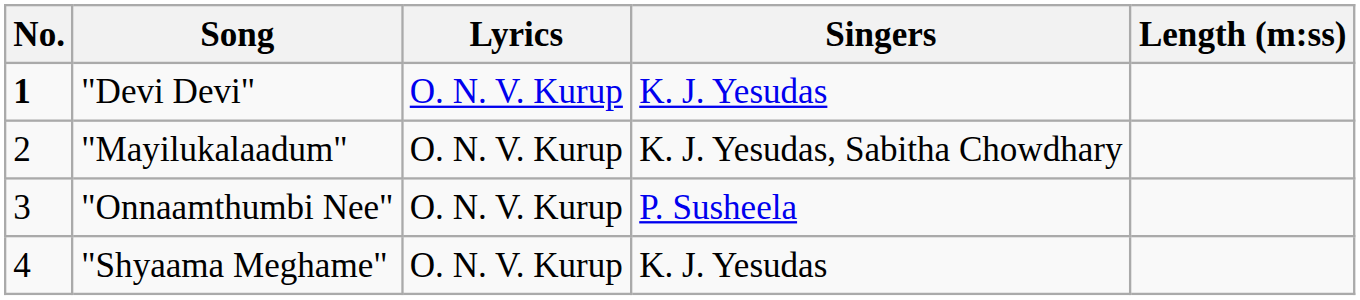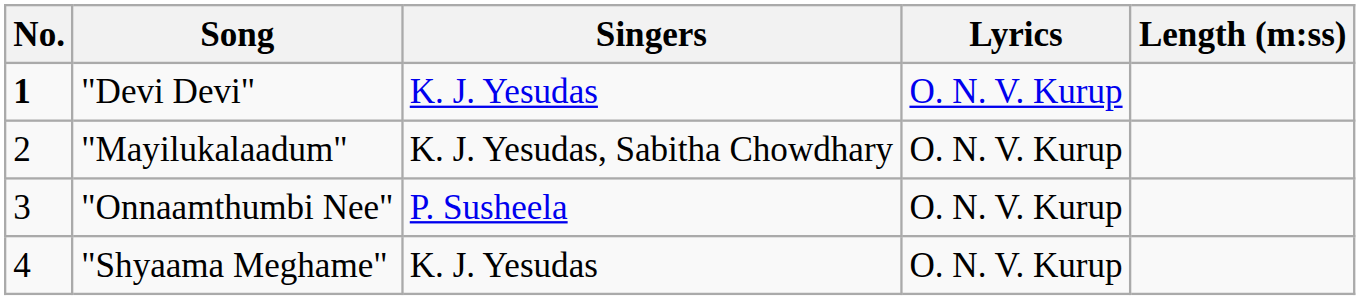columns swapped: (881, 33) <-> (516, 33)
